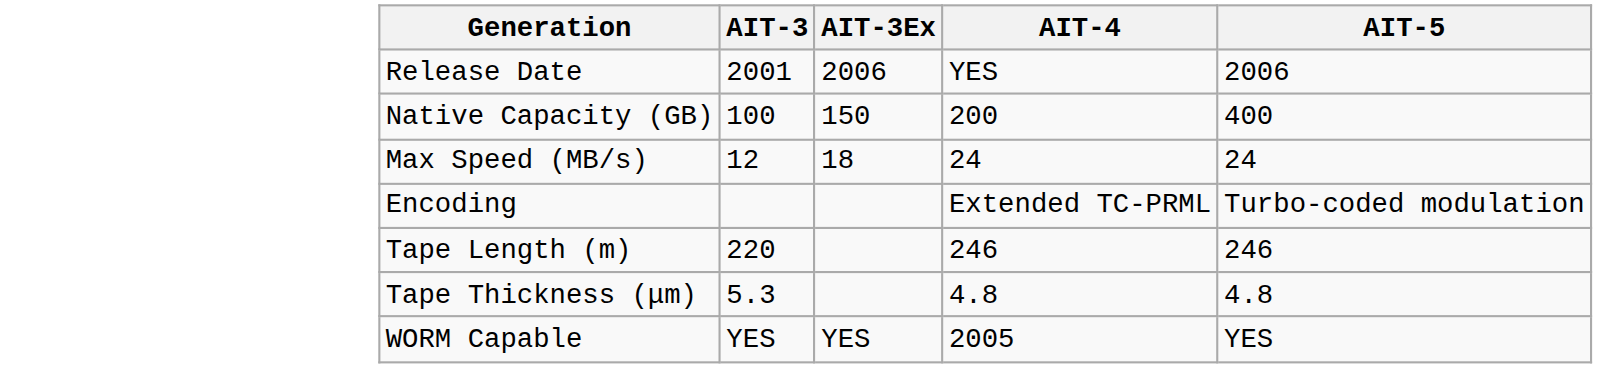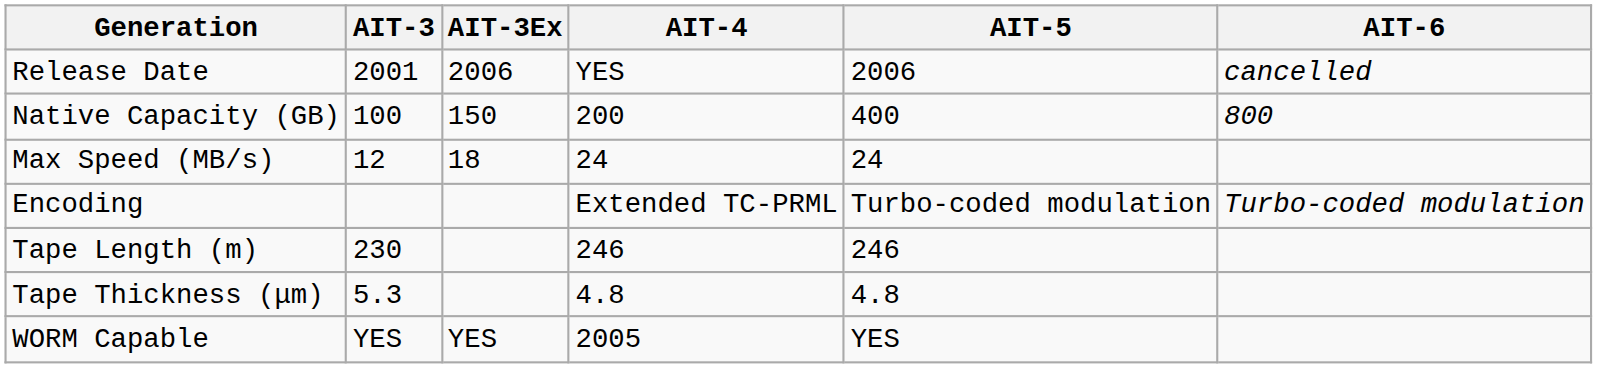+ column: (1404, 28)
(751, 250) 220 -> (378, 250) 230
